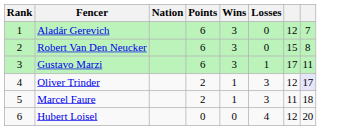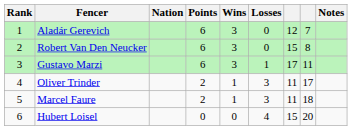+ column: (331, 13)
(292, 82) 12 -> (292, 82) 11
(308, 82) lavender background -> (308, 82) no background
(292, 116) 12 -> (292, 116) 15
